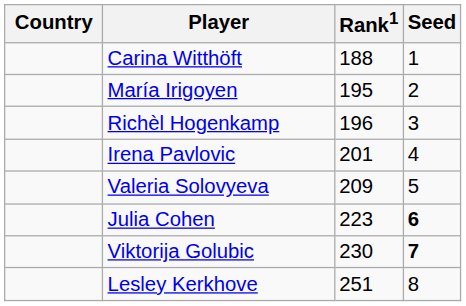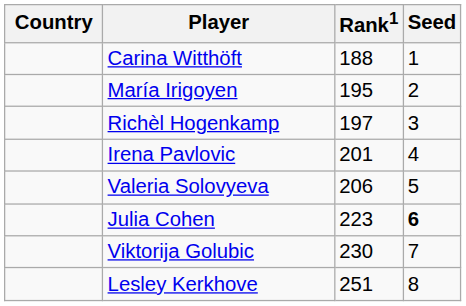(356, 122) 196 -> (356, 122) 197
(356, 187) 209 -> (356, 187) 206
(413, 251) bold -> (413, 251) normal
